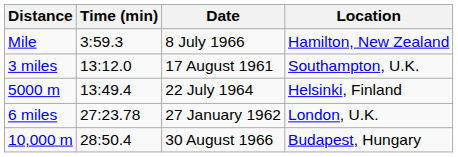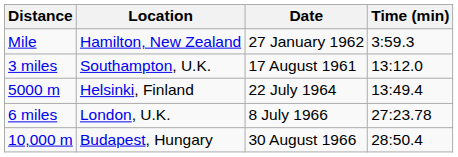columns swapped: (119, 16) <-> (369, 16)
(205, 41) 8 July 1966 -> (306, 41) 27 January 1962
(223, 115) 27 January 1962 -> (288, 115) 8 July 1966
